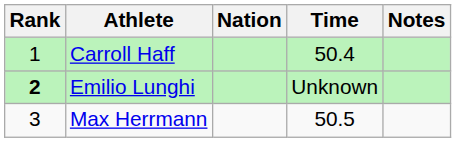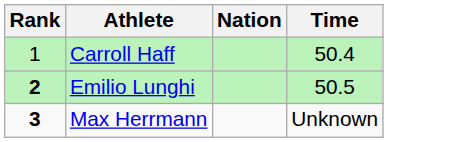- column: (417, 20)
(335, 86) Unknown -> (335, 86) 50.5
(35, 119) normal -> (35, 119) bold
(335, 119) 50.5 -> (335, 119) Unknown
